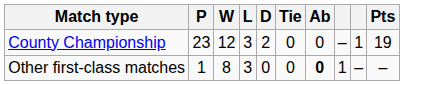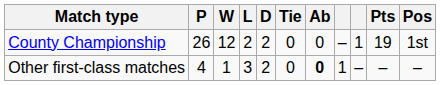+ column: (417, 17)
(201, 42) 23 -> (201, 42) 26
(248, 42) 3 -> (248, 42) 2
(201, 67) 1 -> (201, 67) 4
(227, 67) 8 -> (227, 67) 1
(266, 67) 0 -> (266, 67) 2
